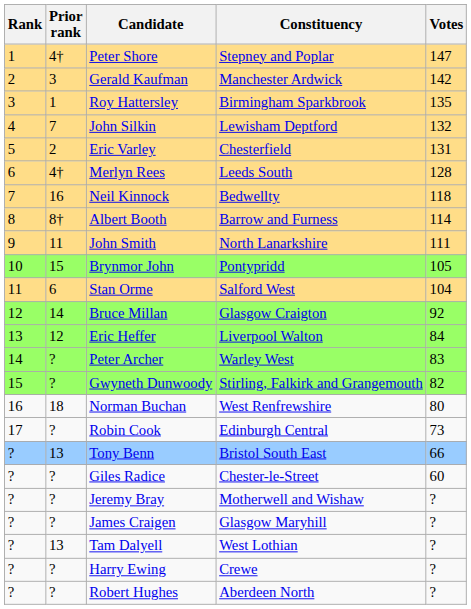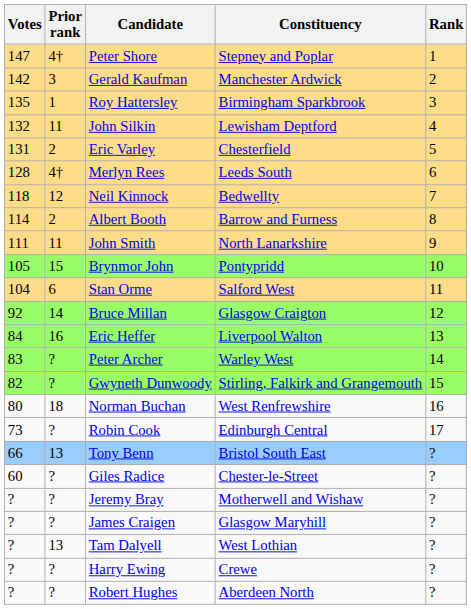columns swapped: (25, 24) <-> (446, 24)
(53, 126) 7 -> (56, 126) 11
(56, 196) 16 -> (56, 196) 12
(56, 219) 8† -> (52, 219) 2
(56, 336) 12 -> (56, 336) 16
